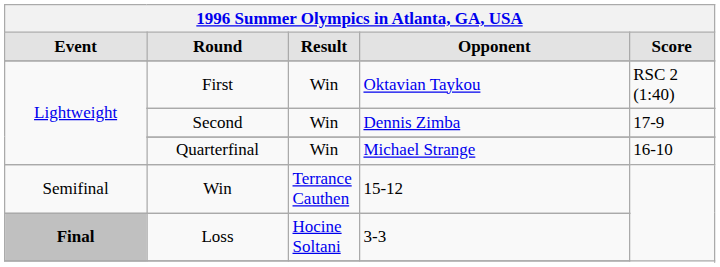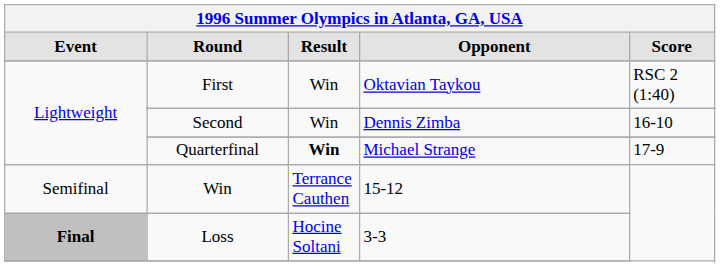(649, 122) 17-9 -> (653, 122) 16-10
(324, 150) normal -> (324, 150) bold
(653, 150) 16-10 -> (649, 150) 17-9
